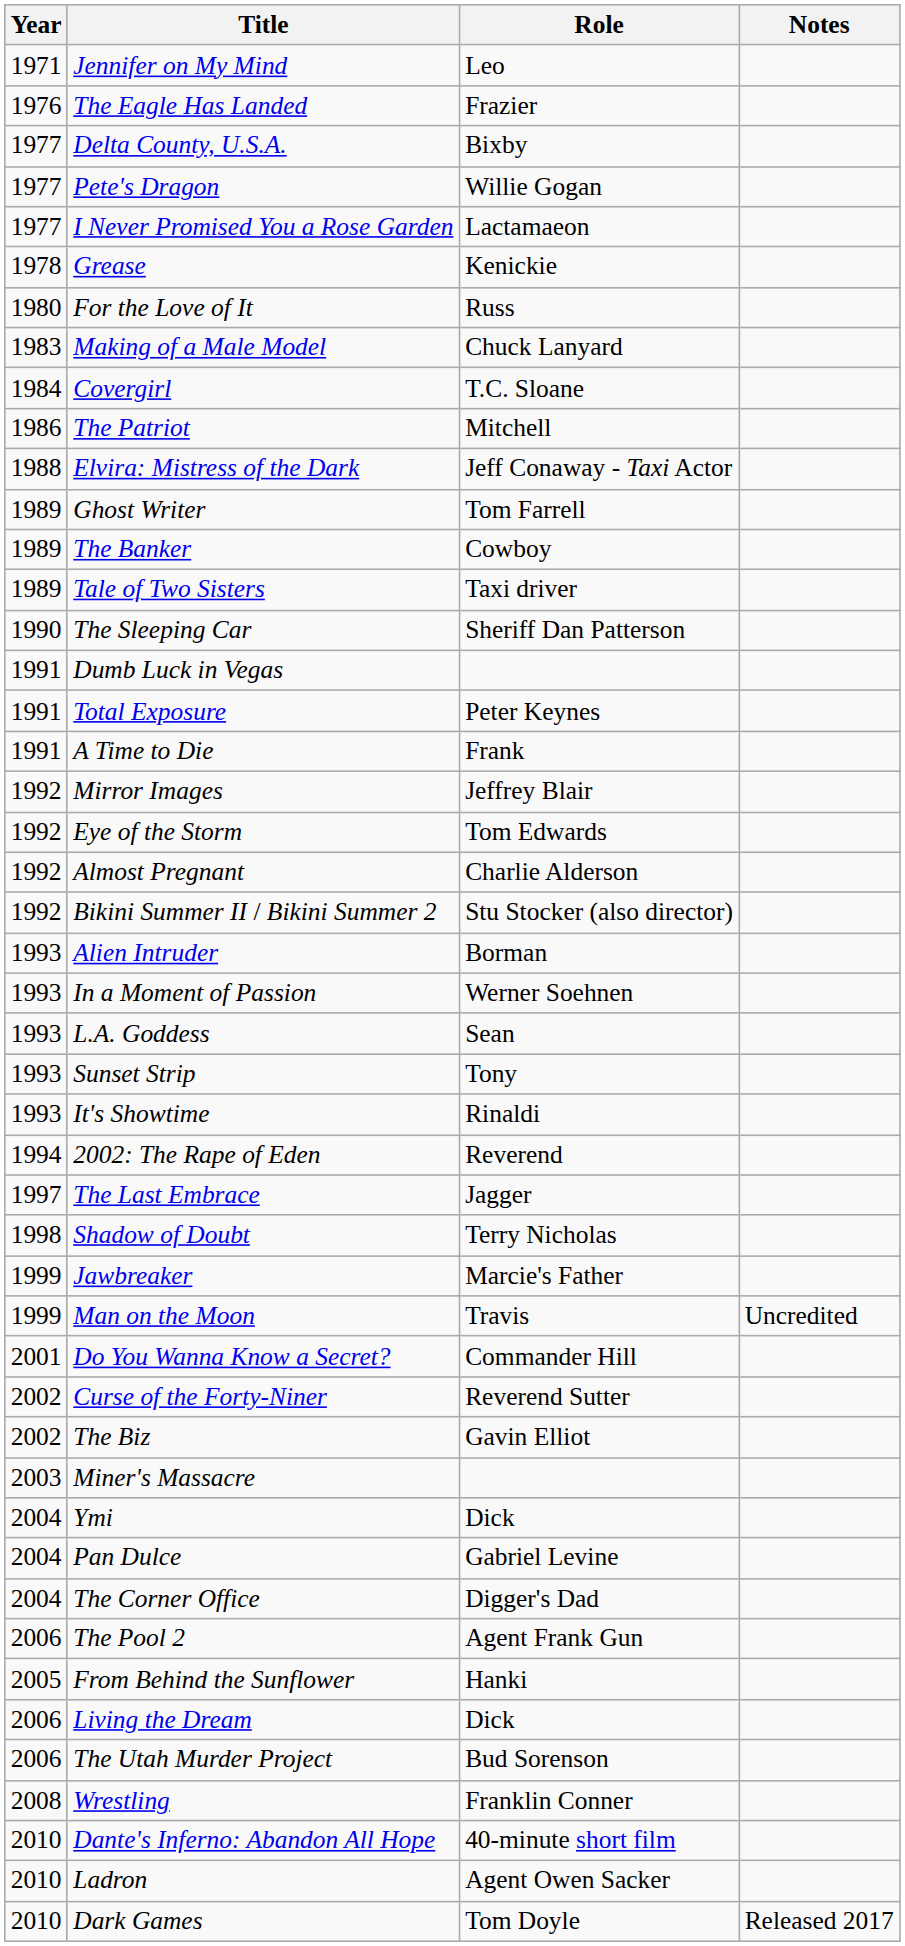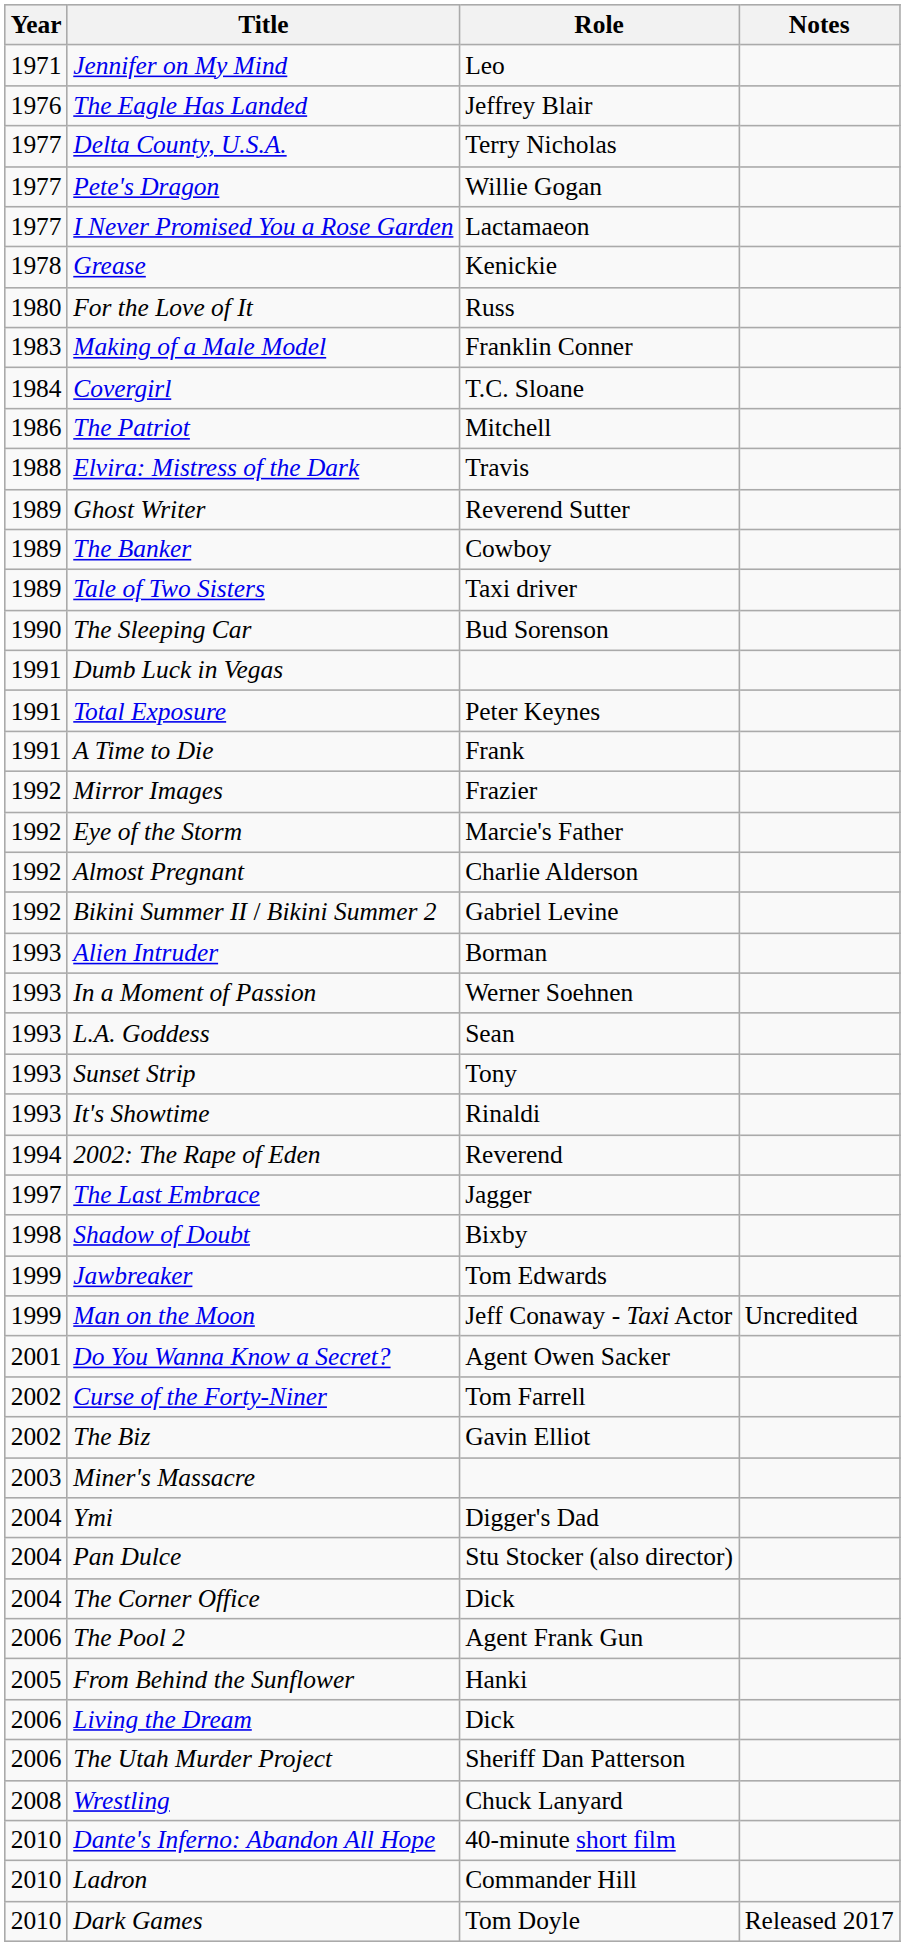(501, 105) Frazier -> (529, 105) Jeffrey Blair
(496, 145) Bixby -> (541, 145) Terry Nicholas
(544, 347) Chuck Lanyard -> (549, 347) Franklin Conner
(599, 468) Jeff Conaway - Taxi Actor -> (497, 468) Travis
(525, 508) Tom Farrell -> (547, 508) Reverend Sutter
(575, 629) Sheriff Dan Patterson -> (537, 629) Bud Sorenson
(529, 791) Jeffrey Blair -> (501, 791) Frazier
(536, 831) Tom Edwards -> (544, 831) Marcie's Father
(599, 912) Stu Stocker (also director) -> (542, 912) Gabriel Levine
(541, 1235) Terry Nicholas -> (496, 1235) Bixby
(544, 1275) Marcie's Father -> (536, 1275) Tom Edwards
(497, 1315) Travis -> (599, 1315) Jeff Conaway - Taxi Actor
(551, 1356) Commander Hill -> (568, 1356) Agent Owen Sacker
(547, 1396) Reverend Sutter -> (525, 1396) Tom Farrell
(490, 1517) Dick -> (532, 1517) Digger's Dad
(542, 1557) Gabriel Levine -> (599, 1557) Stu Stocker (also director)
(532, 1598) Digger's Dad -> (490, 1598) Dick
(537, 1759) Bud Sorenson -> (575, 1759) Sheriff Dan Patterson
(549, 1799) Franklin Conner -> (544, 1799) Chuck Lanyard
(568, 1880) Agent Owen Sacker -> (551, 1880) Commander Hill
